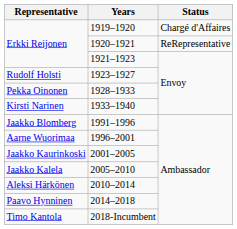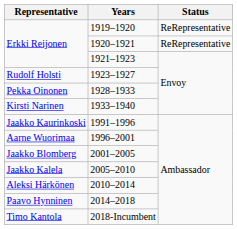(195, 28) Chargé d'Affaires -> (195, 28) ReRepresentative
(41, 122) Jaakko Blomberg -> (46, 122) Jaakko Kaurinkoski
(46, 153) Jaakko Kaurinkoski -> (41, 153) Jaakko Blomberg
